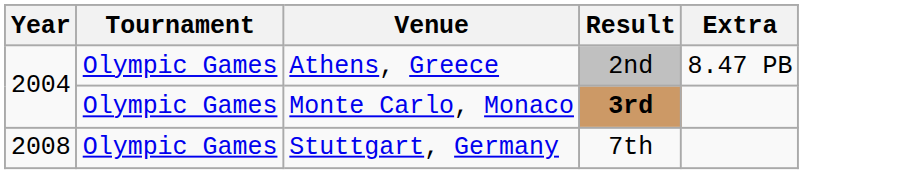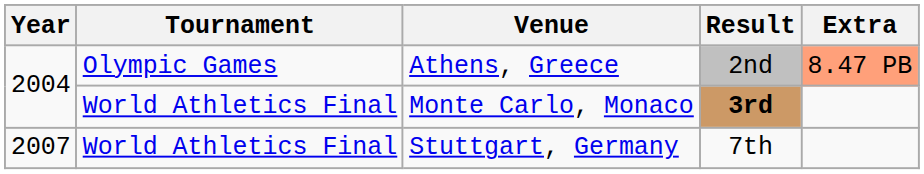(740, 66) no background -> (860, 66) lightsalmon background
(180, 107) Olympic Games -> (240, 107) World Athletics Final
(41, 147) 2008 -> (41, 147) 2007
(180, 147) Olympic Games -> (240, 147) World Athletics Final
